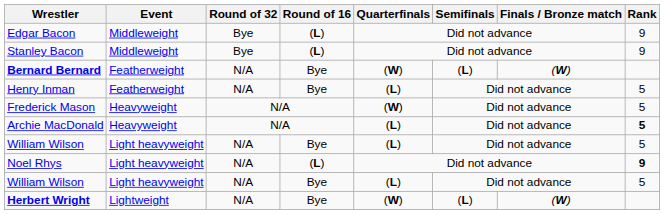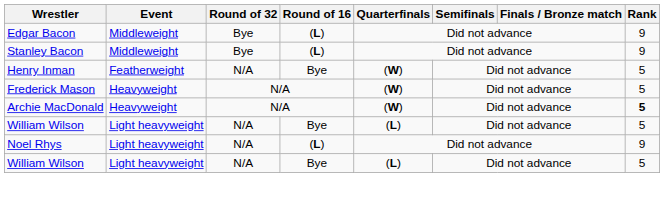- row: (54, 70)
(393, 89) (L) -> (393, 70) (W)
(393, 126) (L) -> (393, 107) (W)
(642, 163) bold -> (642, 145) normal
- row: (48, 201)
